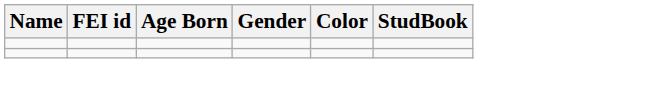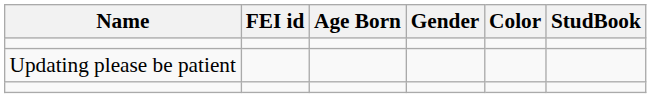+ row: (123, 64)
